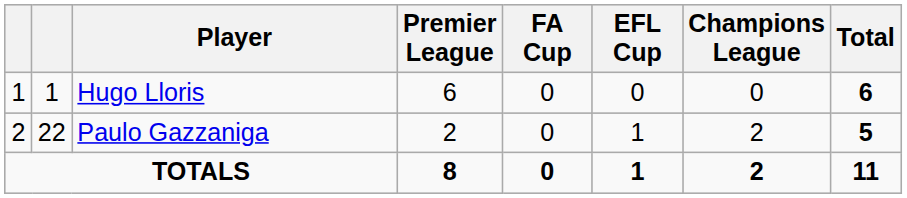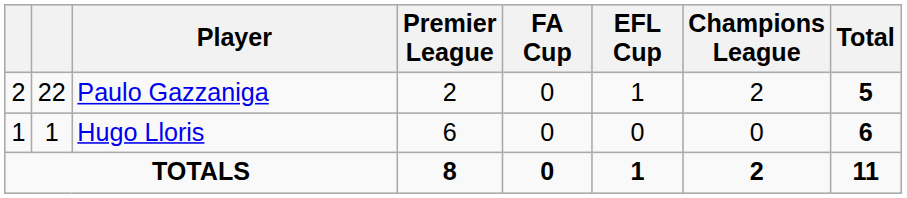rows swapped: (141, 92) <-> (173, 132)
